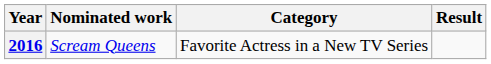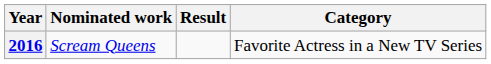columns swapped: (304, 17) <-> (459, 17)
